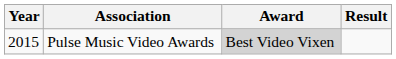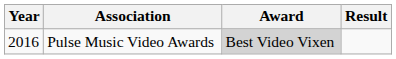(24, 41) 2015 -> (24, 41) 2016
